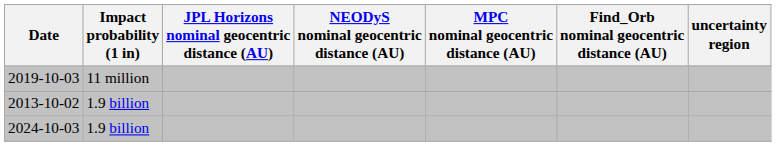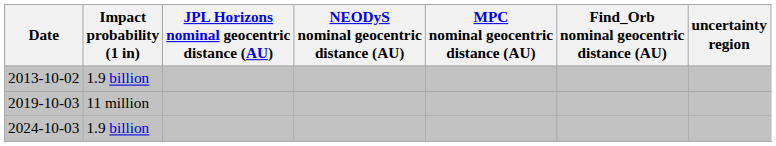rows swapped: (44, 103) <-> (44, 78)
